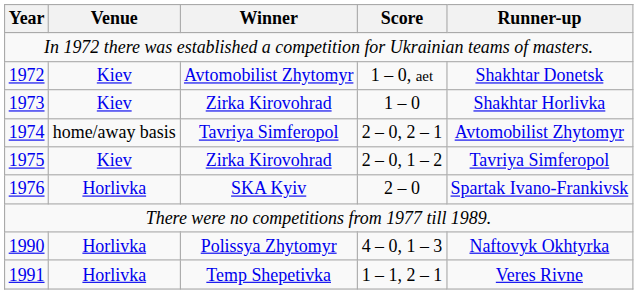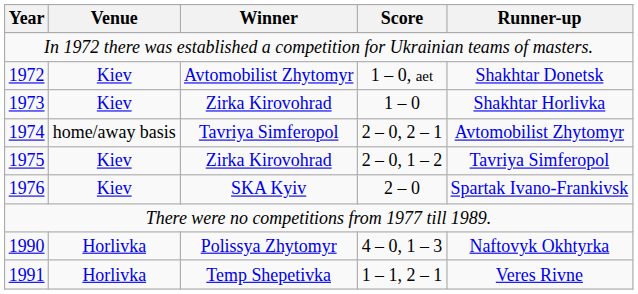(114, 189) Horlivka -> (114, 189) Kiev
